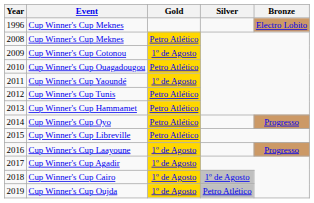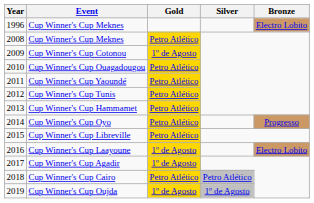(174, 80) 1º de Agosto -> (174, 80) Petro Atlético
(282, 149) Progresso -> (282, 149) Electro Lobito
(174, 177) 1º de Agosto -> (174, 177) Petro Atlético
(227, 177) 1º de Agosto -> (227, 177) Petro Atlético
(227, 191) Petro Atlético -> (227, 191) 1º de Agosto
